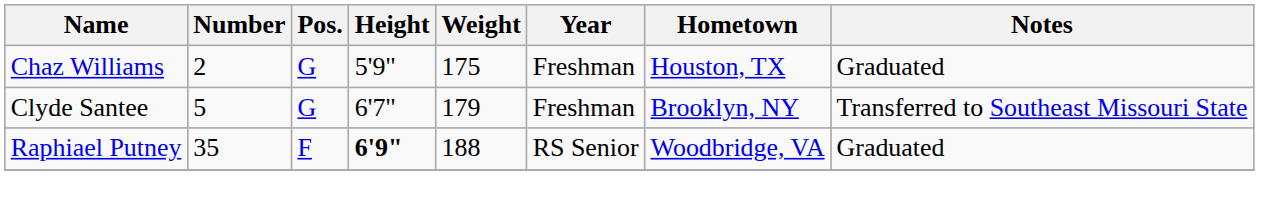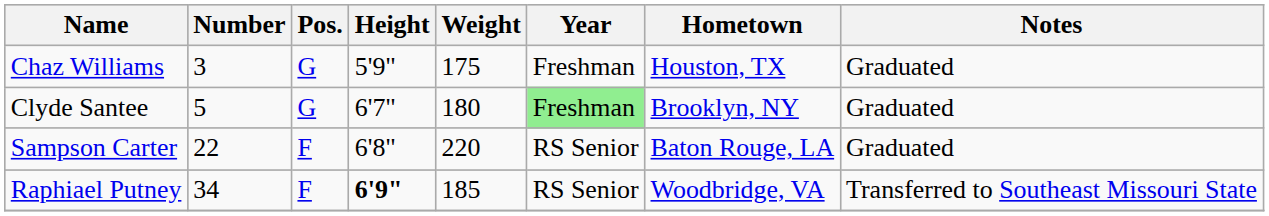(200, 66) 2 -> (200, 66) 3
(461, 107) 179 -> (461, 107) 180
(584, 107) no background -> (584, 107) lightgreen background
(1042, 107) Transferred to Southeast Missouri State -> (900, 107) Graduated
+ row: (94, 148)
(206, 148) 35 -> (206, 189) 34
(461, 148) 188 -> (461, 189) 185
(891, 148) Graduated -> (1051, 189) Transferred to Southeast Missouri State
